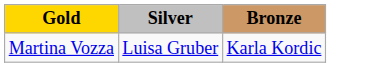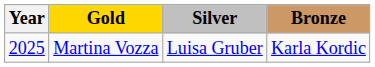+ column: (27, 18)
